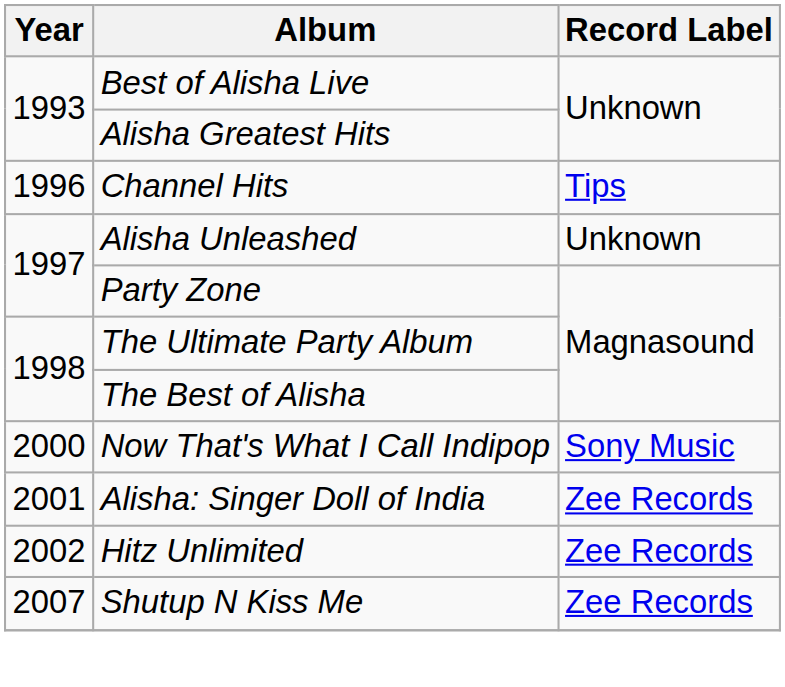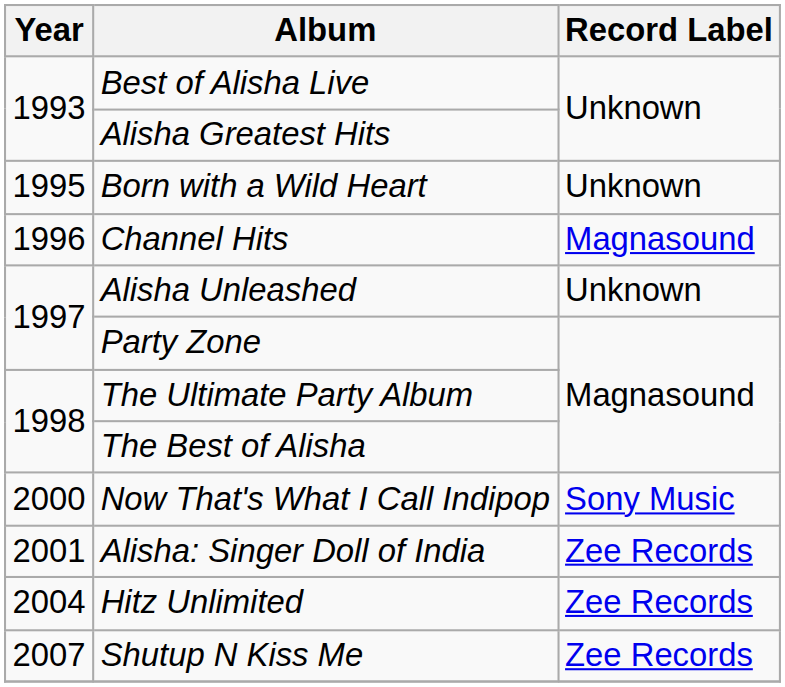+ row: (264, 186)
(595, 186) Tips -> (660, 238) Magnasound
(49, 550) 2002 -> (49, 602) 2004
